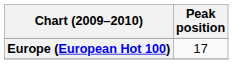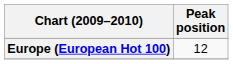(201, 48) 17 -> (201, 48) 12
